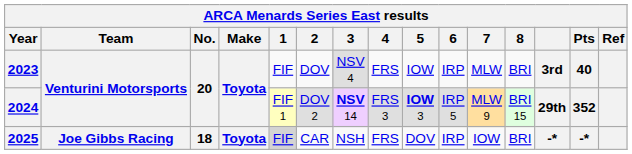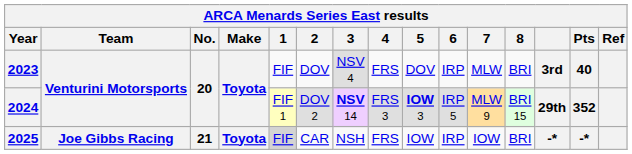(420, 69) IOW -> (420, 69) DOV
(205, 138) 18 -> (205, 138) 21
(420, 138) DOV -> (420, 138) IOW
